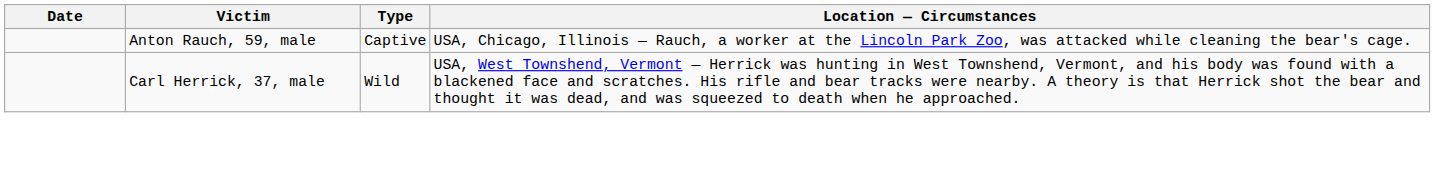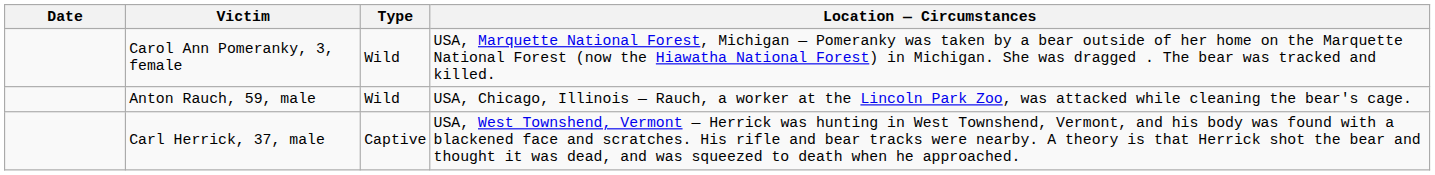+ row: (231, 58)
(395, 41) Captive -> (382, 99) Wild
(382, 82) Wild -> (395, 140) Captive
